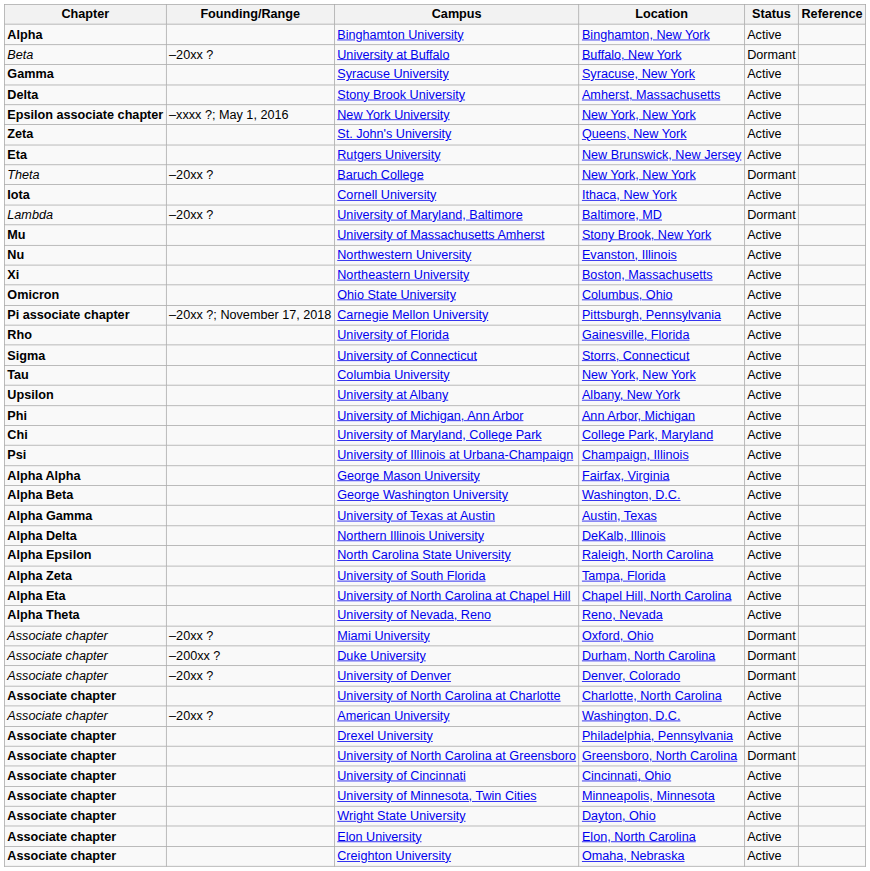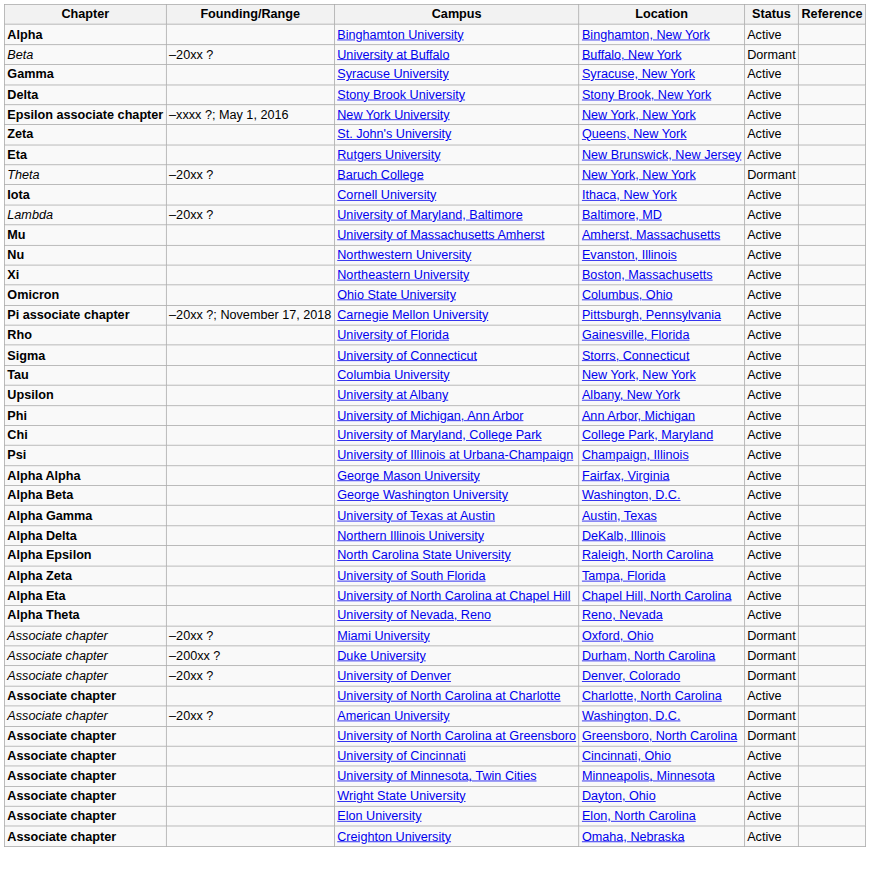(651, 94) Amherst, Massachusetts -> (647, 94) Stony Brook, New York
(771, 214) Dormant -> (764, 214) Active
(647, 235) Stony Brook, New York -> (651, 235) Amherst, Massachusetts
(764, 716) Active -> (771, 716) Dormant
- row: (385, 736)
